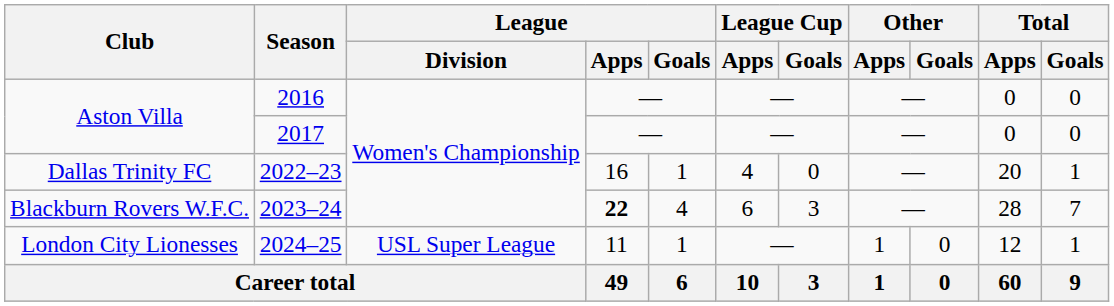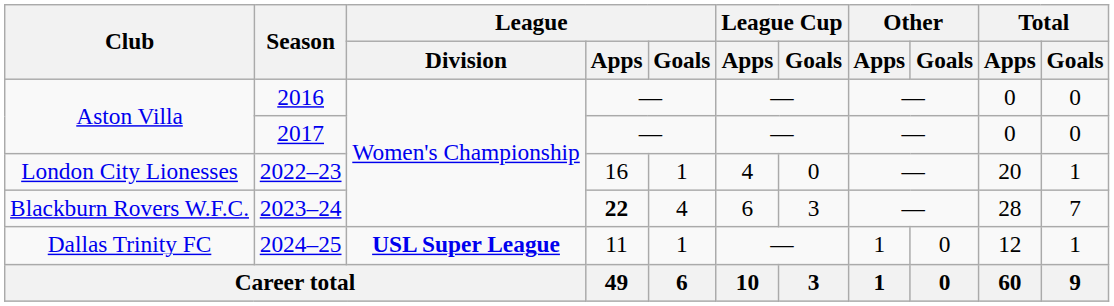(130, 171) Dallas Trinity FC -> (130, 171) London City Lionesses
(130, 245) London City Lionesses -> (130, 245) Dallas Trinity FC
(466, 245) normal -> (466, 245) bold
